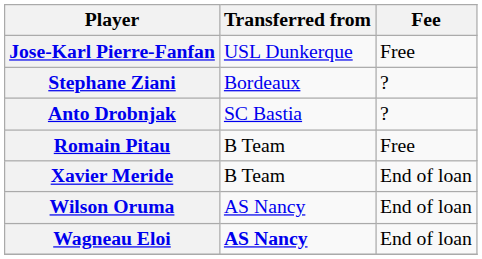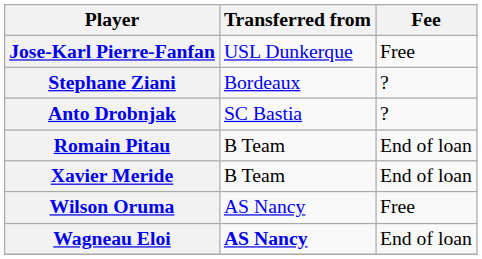(397, 144) Free -> (426, 144) End of loan
(426, 207) End of loan -> (397, 207) Free
